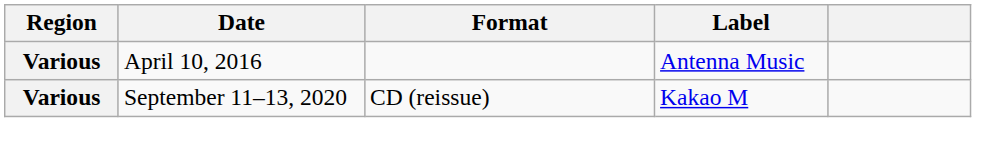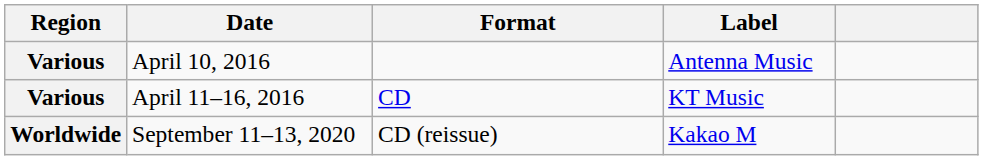+ row: (218, 97)
(62, 97) Various -> (66, 135) Worldwide
